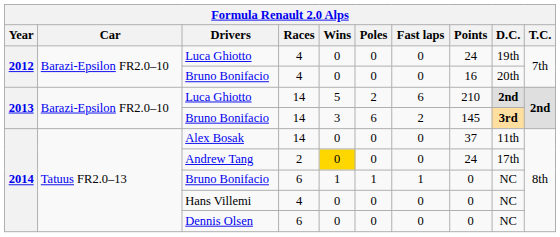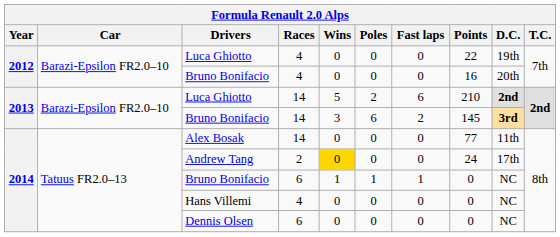(471, 55) 24 -> (471, 55) 22
(471, 138) 37 -> (471, 138) 77
